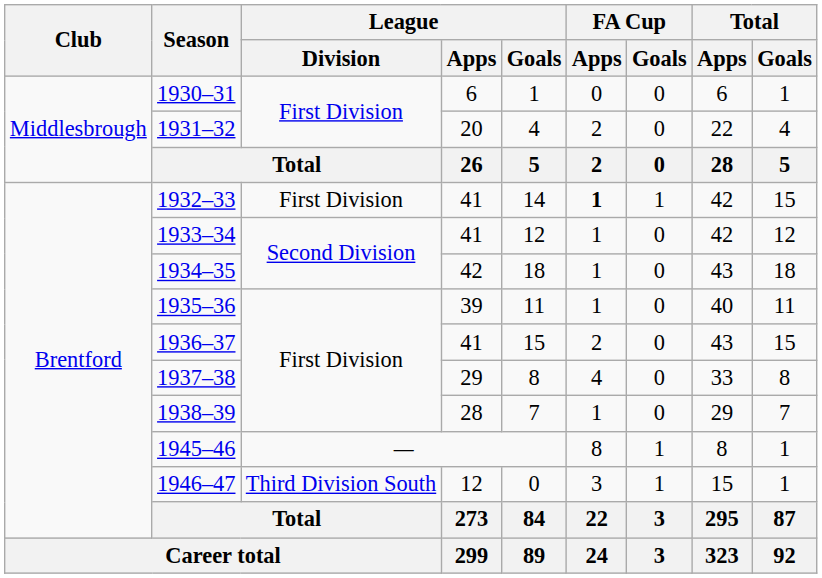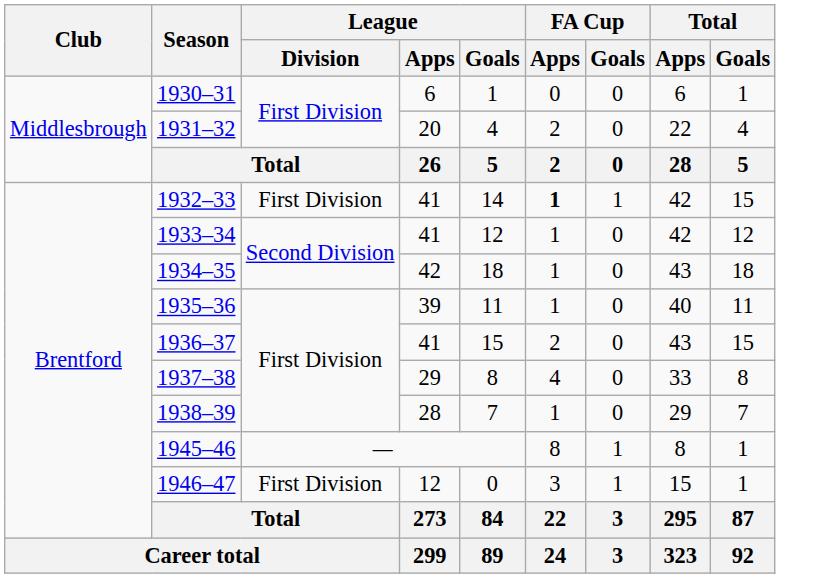(341, 484) Third Division South -> (320, 484) First Division
